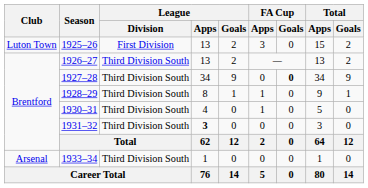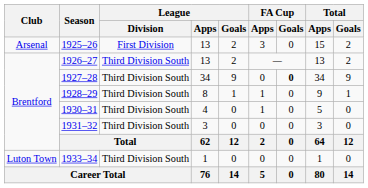(32, 45) Luton Town -> (32, 45) Arsenal
(205, 126) bold -> (205, 126) normal
(32, 158) Arsenal -> (32, 158) Luton Town
